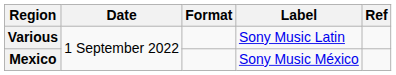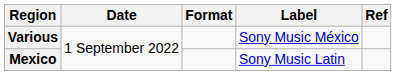(292, 37) Sony Music Latin -> (299, 37) Sony Music México
(299, 59) Sony Music México -> (292, 59) Sony Music Latin
